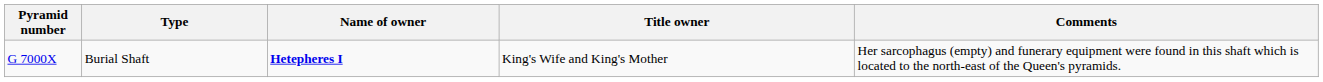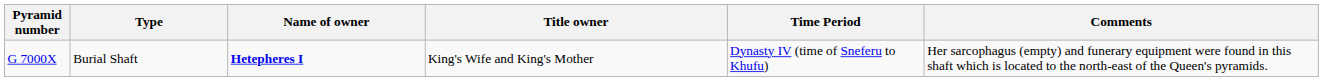+ column: (826, 22)
